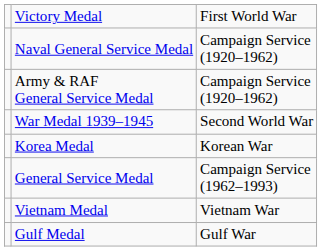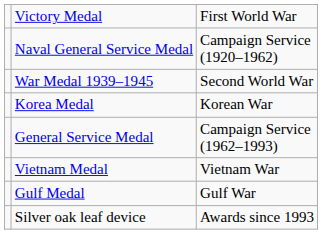- row: (84, 89)
+ row: (80, 217)
